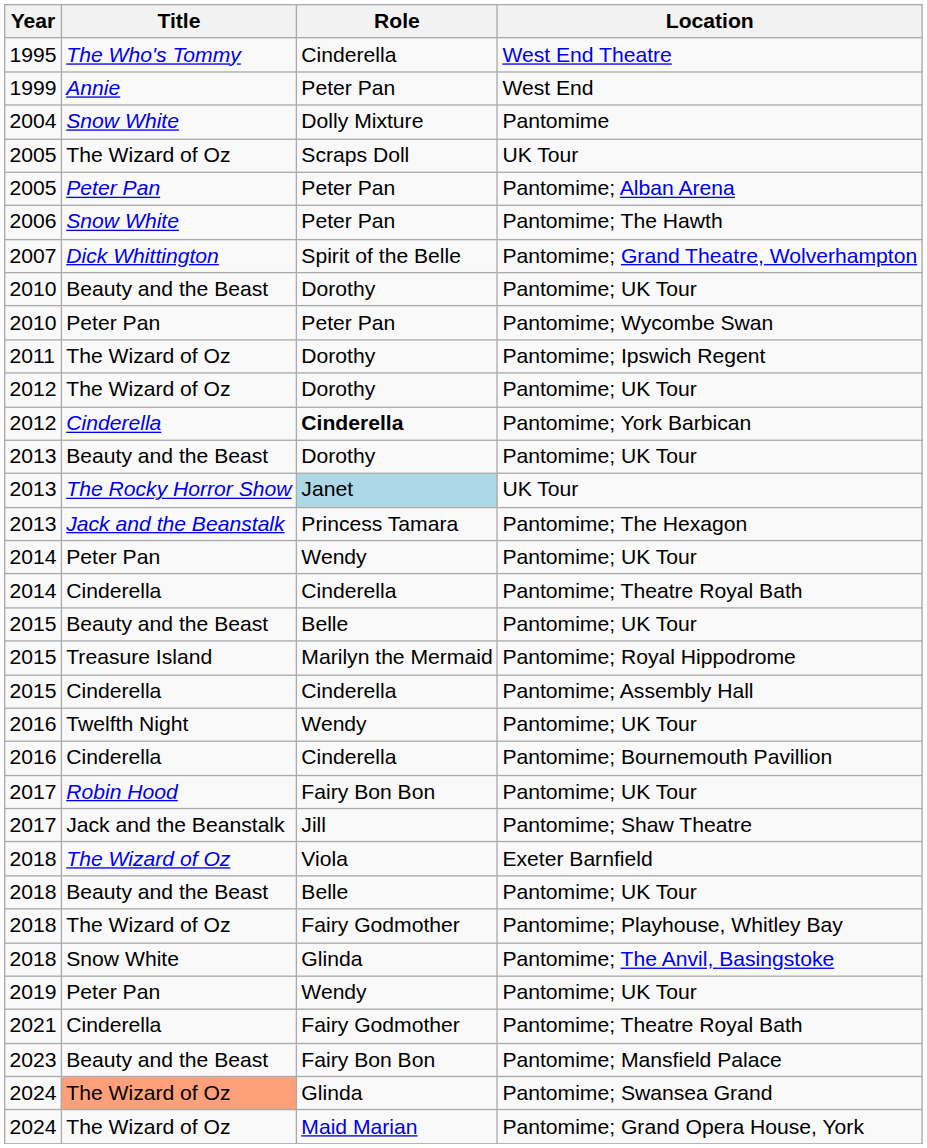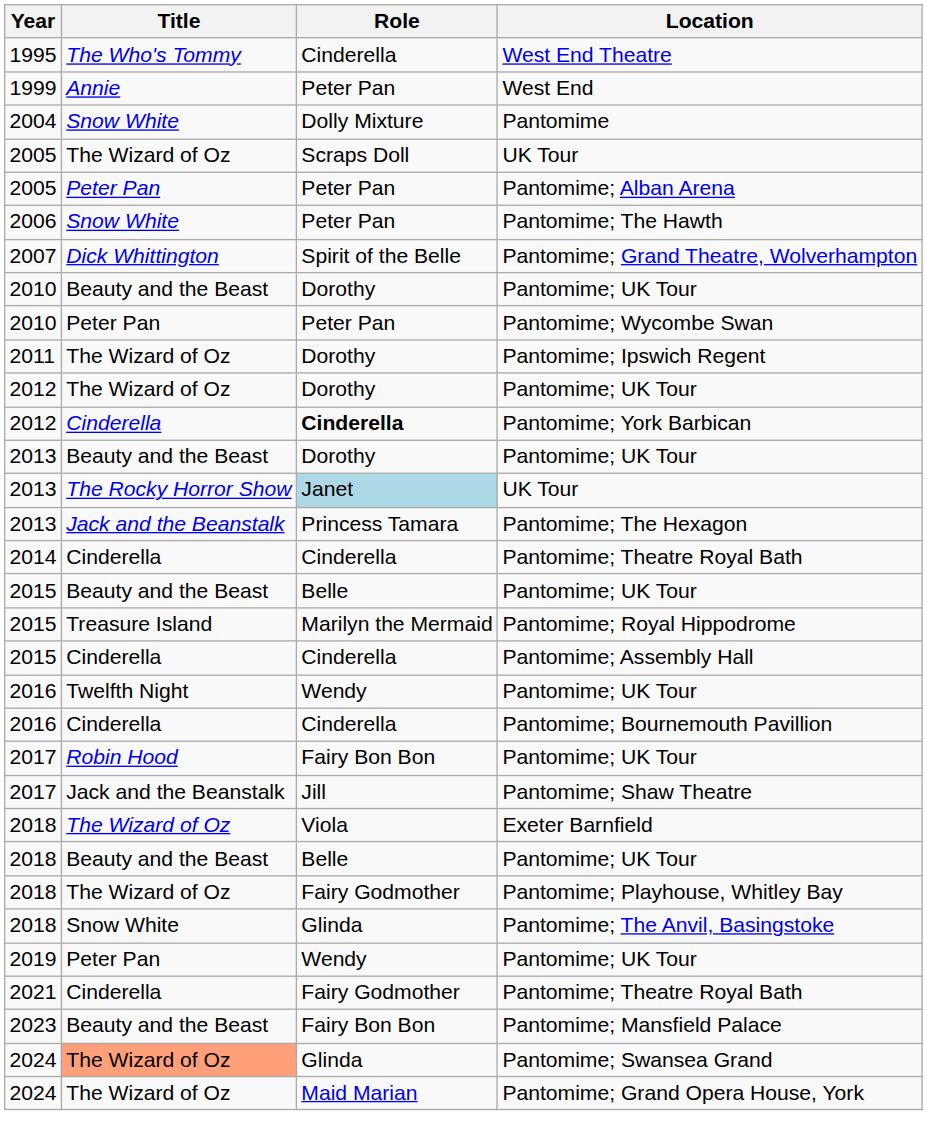- row: (33, 557)
